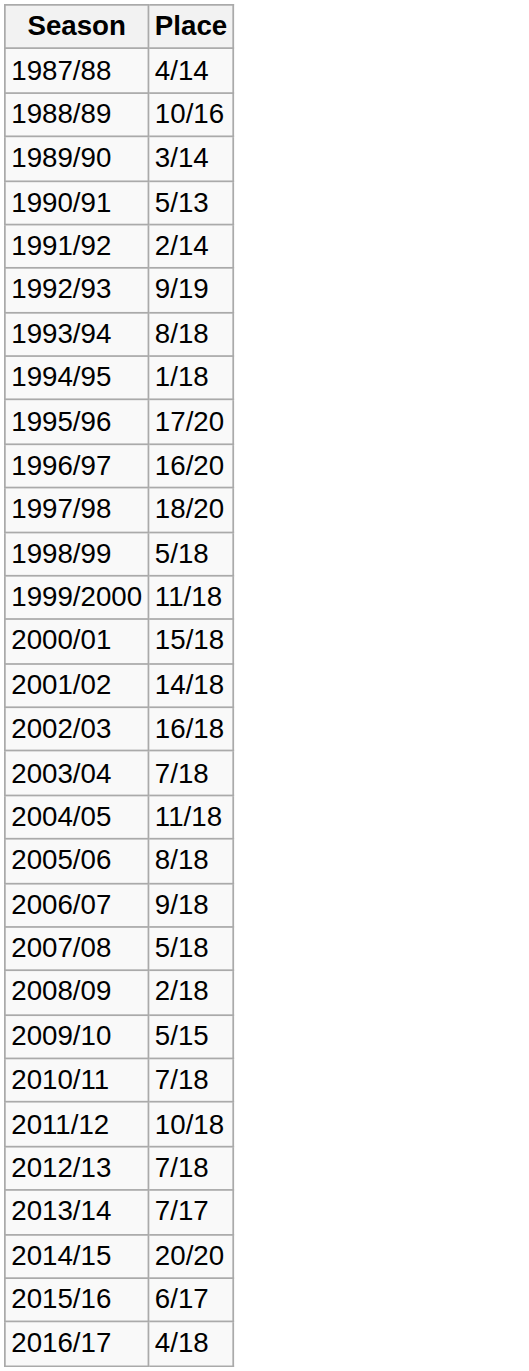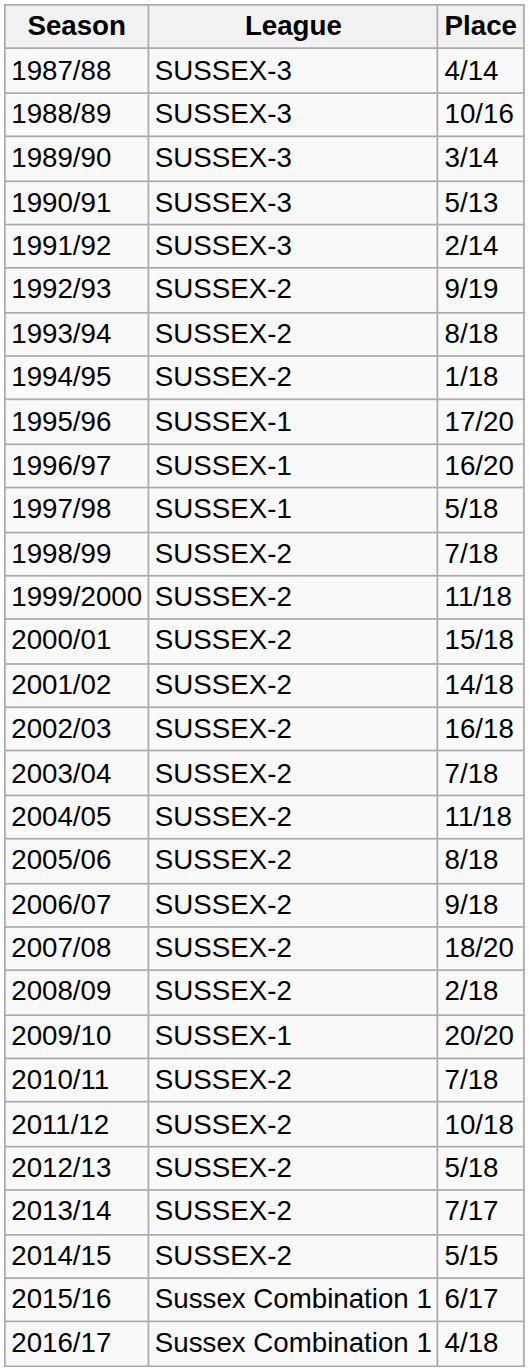+ column: (293, 26)
(190, 509) 18/20 -> (472, 509) 5/18
(182, 553) 5/18 -> (472, 553) 7/18
(182, 948) 5/18 -> (479, 948) 18/20
(182, 1036) 5/15 -> (479, 1036) 20/20
(182, 1167) 7/18 -> (472, 1167) 5/18
(190, 1255) 20/20 -> (472, 1255) 5/15
